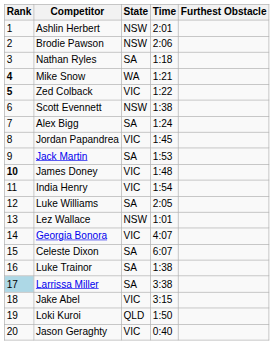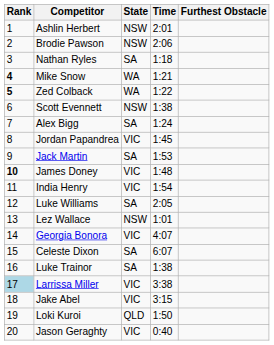(132, 92) VIC -> (131, 92) WA
(130, 284) SA -> (132, 284) VIC
